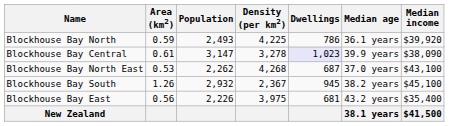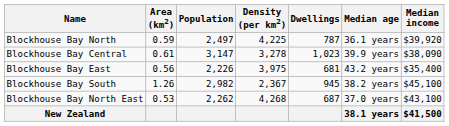(220, 39) 2,493 -> (220, 39) 2,497
(332, 39) 786 -> (332, 39) 787
(326, 54) lavender background -> (326, 54) no background
rows swapped: (75, 69) <-> (59, 99)
(220, 84) 2,932 -> (220, 84) 2,982
